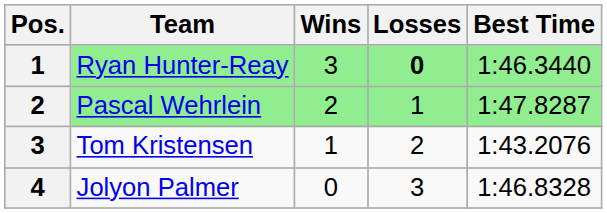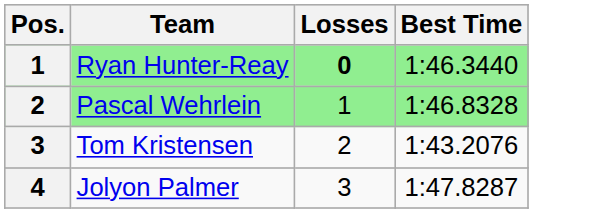- column: (331, 24)
(534, 106) 1:47.8287 -> (461, 106) 1:46.8328
(534, 187) 1:46.8328 -> (461, 187) 1:47.8287
